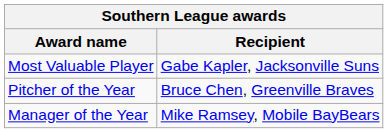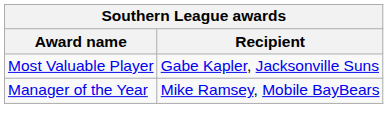- row: (71, 90)
